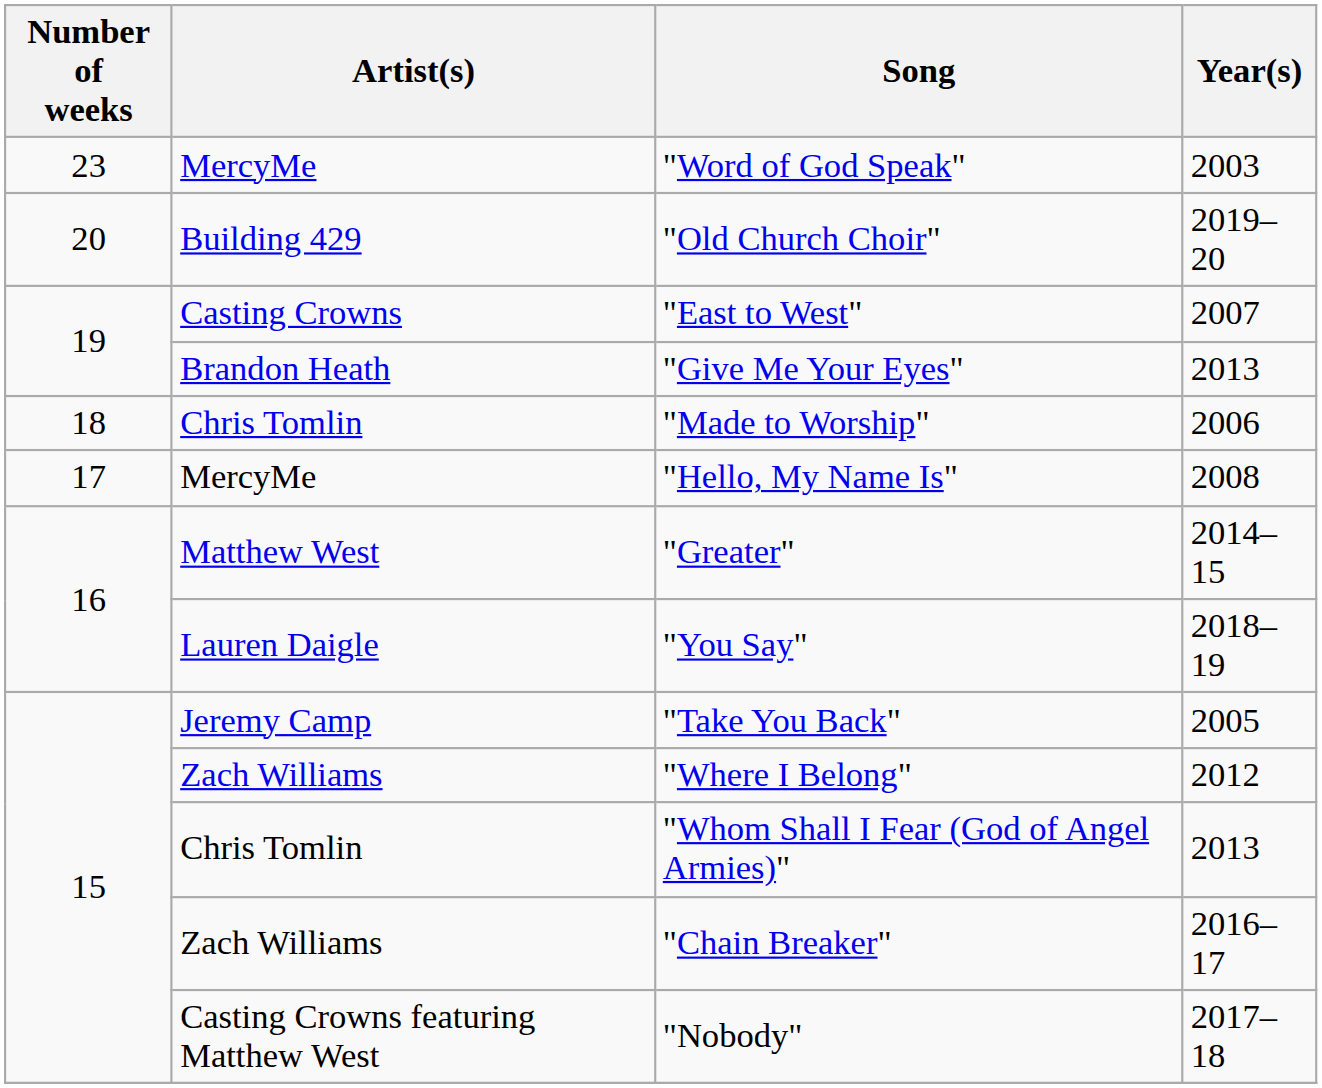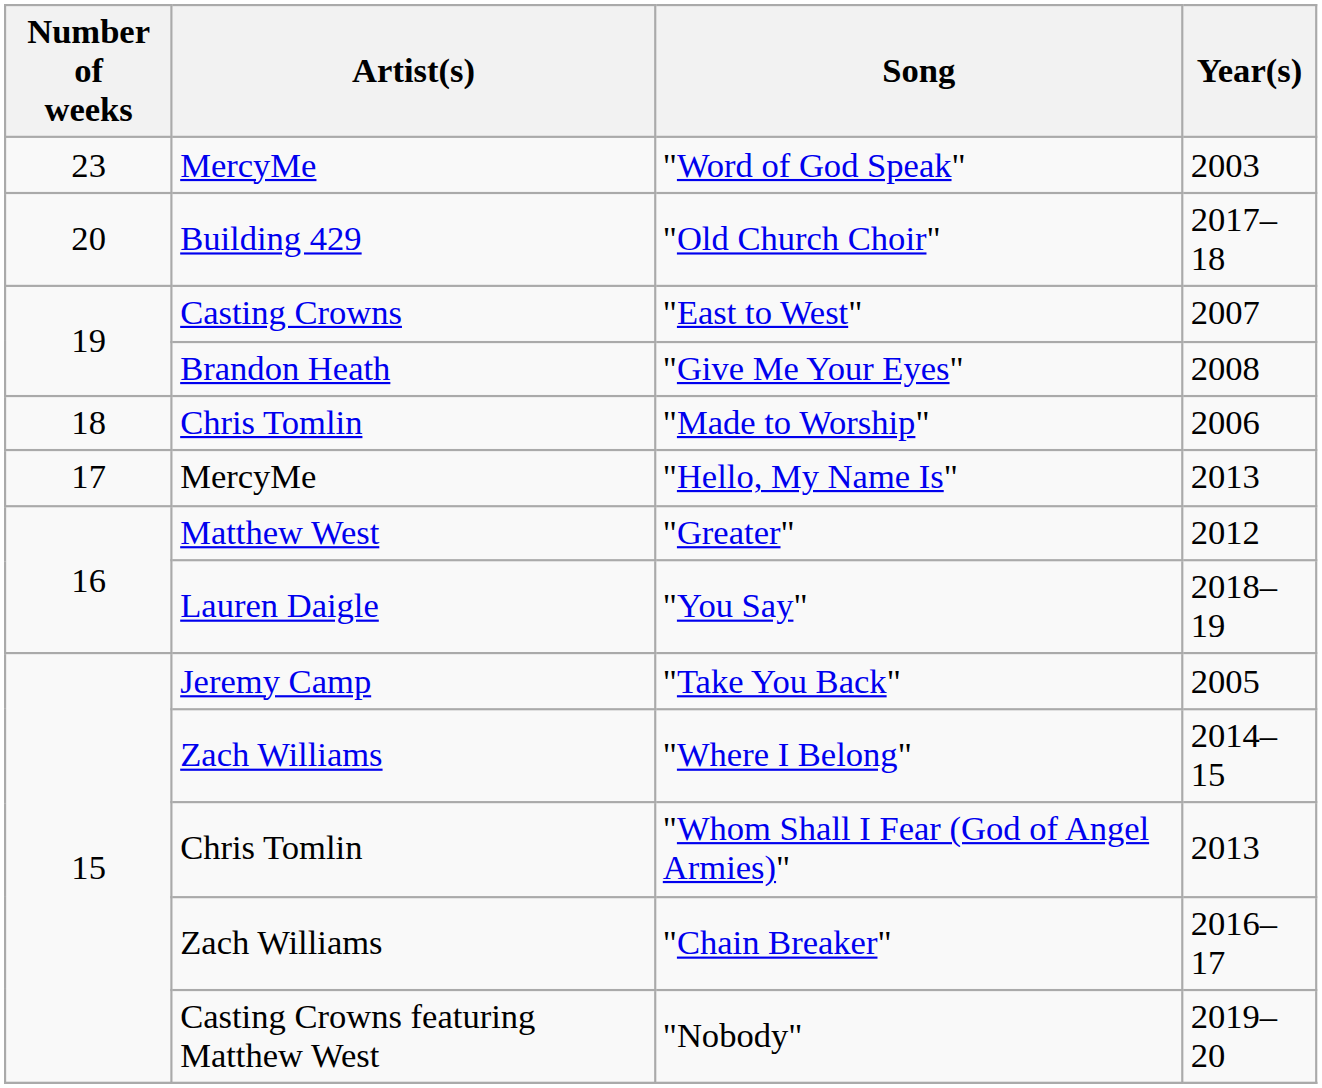(1234, 238) 2019–20 -> (1234, 238) 2017–18
(1225, 367) 2013 -> (1225, 367) 2008
(1225, 477) 2008 -> (1225, 477) 2013
(1234, 551) 2014–15 -> (1225, 532) 2012
(1225, 774) 2012 -> (1234, 754) 2014–15
(1234, 1036) 2017–18 -> (1234, 1036) 2019–20
